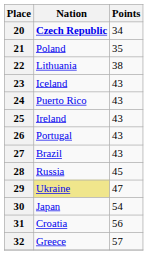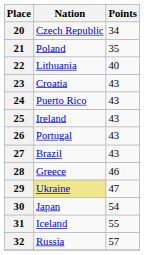(72, 31) bold -> (70, 31) normal
(117, 66) 38 -> (114, 66) 40
(52, 83) Iceland -> (52, 83) Croatia
(50, 171) Russia -> (51, 171) Greece
(117, 171) 45 -> (114, 171) 46
(52, 223) Croatia -> (52, 223) Iceland
(117, 223) 56 -> (114, 223) 55
(51, 241) Greece -> (50, 241) Russia
